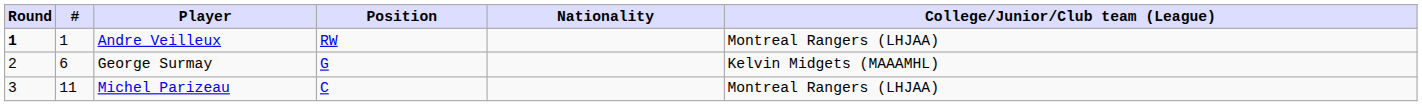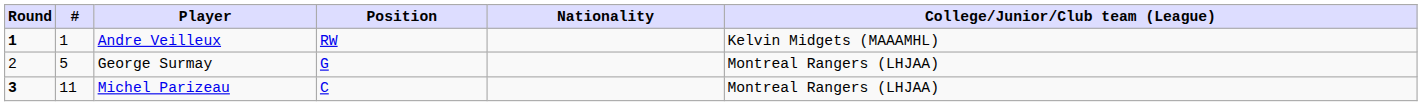(833, 40) Montreal Rangers (LHJAA) -> (833, 40) Kelvin Midgets (MAAAMHL)
(64, 64) 6 -> (64, 64) 5
(833, 64) Kelvin Midgets (MAAAMHL) -> (833, 64) Montreal Rangers (LHJAA)
(12, 88) normal -> (12, 88) bold
